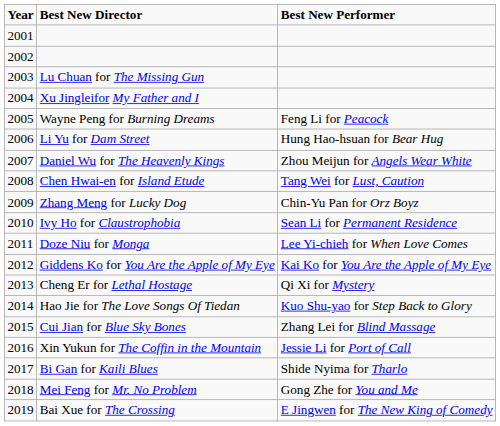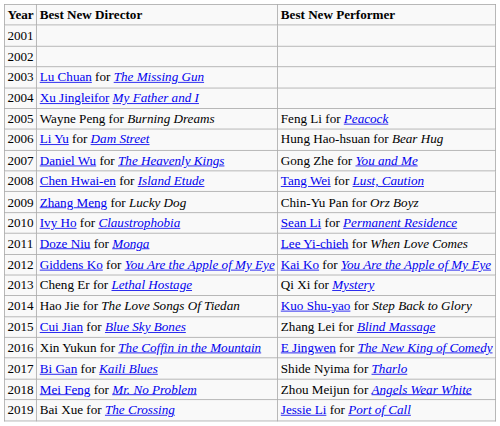(376, 160) Zhou Meijun for Angels Wear White -> (349, 160) Gong Zhe for You and Me
(346, 347) Jessie Li for Port of Call -> (387, 347) E Jingwen for The New King of Comedy
(349, 389) Gong Zhe for You and Me -> (376, 389) Zhou Meijun for Angels Wear White
(387, 410) E Jingwen for The New King of Comedy -> (346, 410) Jessie Li for Port of Call
